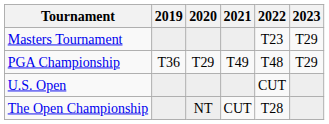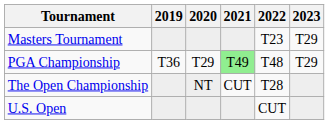(238, 62) no background -> (238, 62) lightgreen background
rows swapped: (37, 85) <-> (78, 108)
